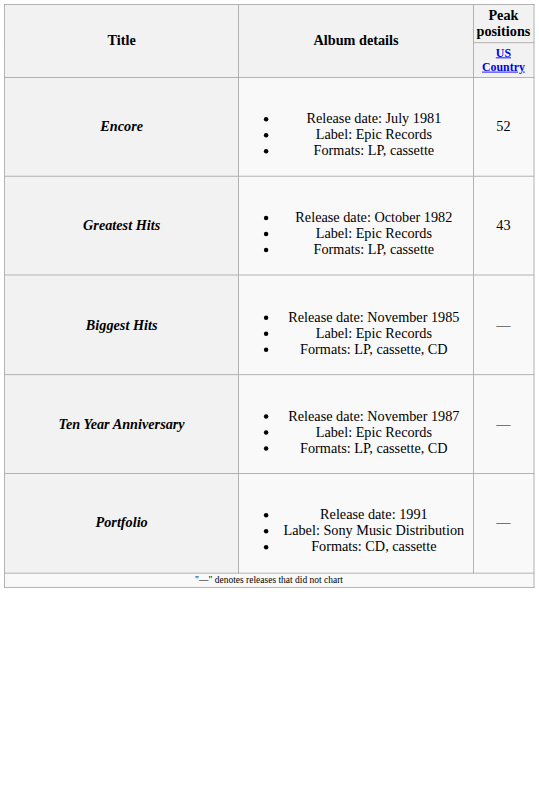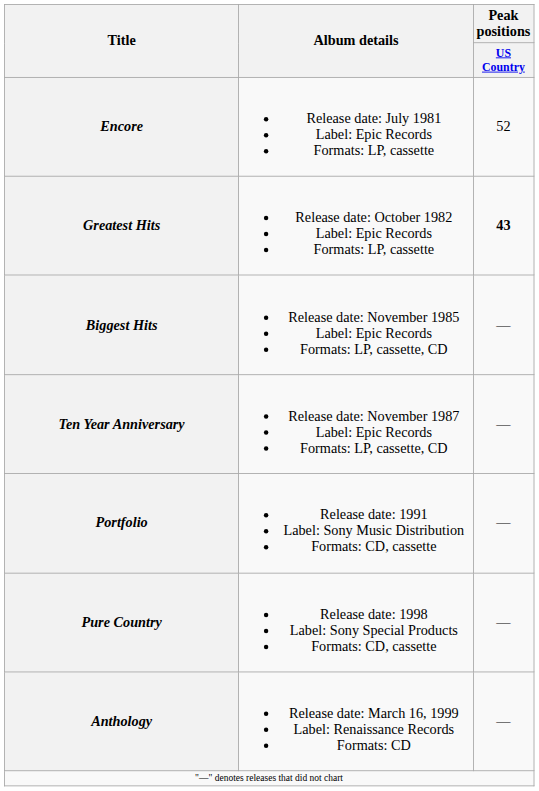(503, 225) normal -> (503, 225) bold
+ row: (122, 622)
+ row: (122, 721)
